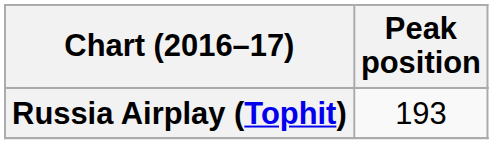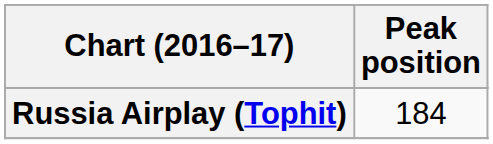(421, 112) 193 -> (421, 112) 184
